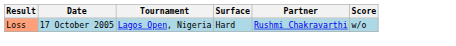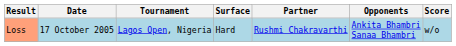+ column: (386, 11)
